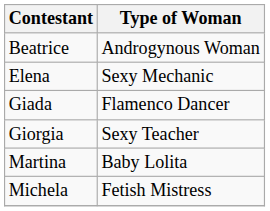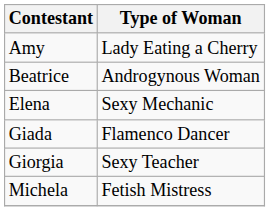+ row: (27, 47)
- row: (37, 162)
